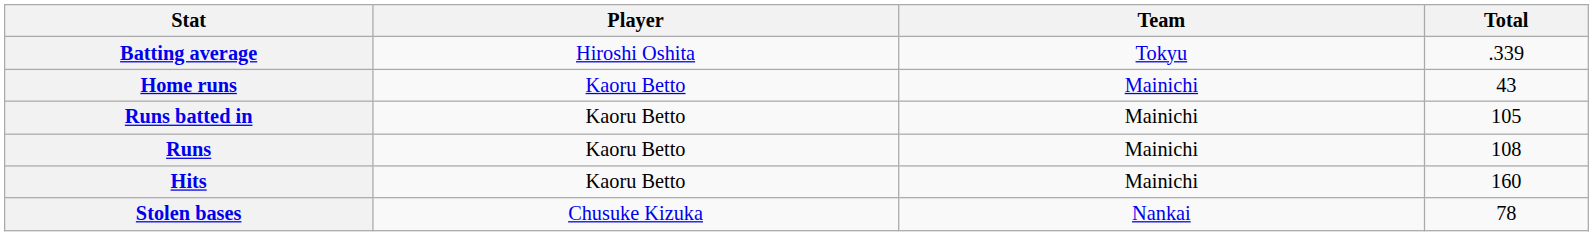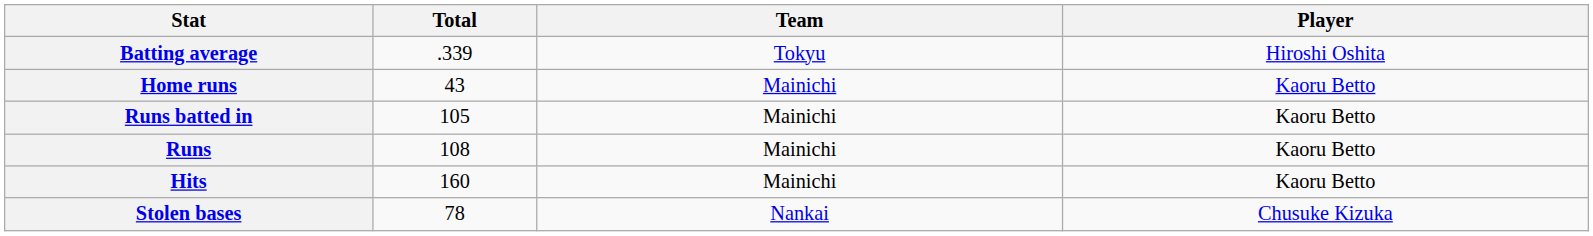columns swapped: (636, 20) <-> (1506, 20)
